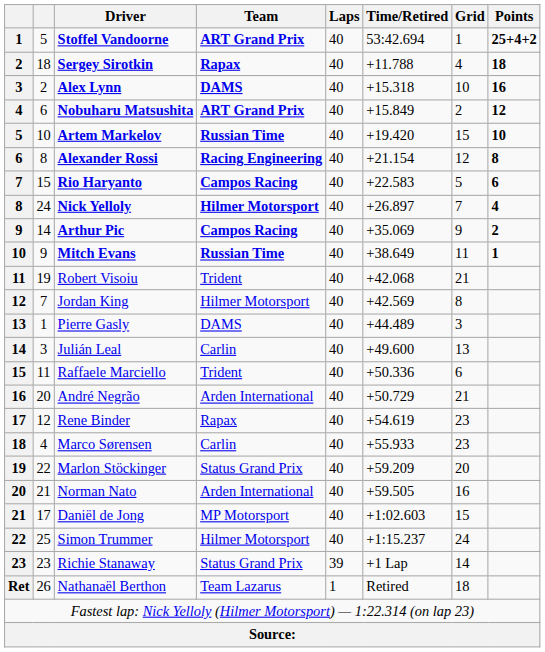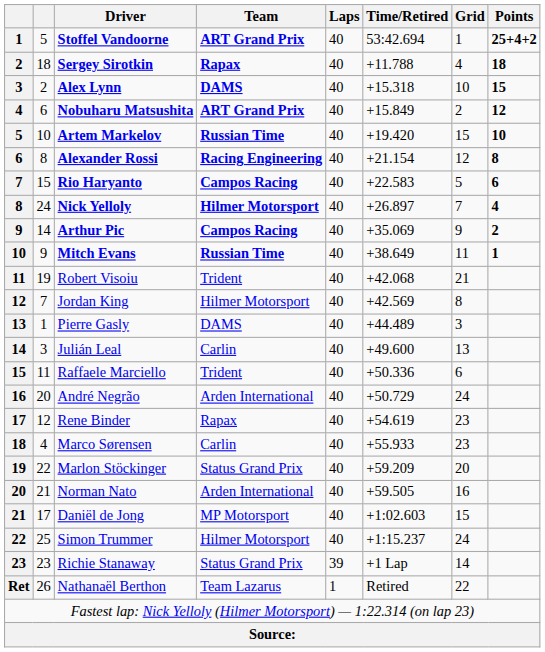(499, 87) 16 -> (499, 87) 15
(462, 396) 21 -> (462, 396) 24
(462, 586) 18 -> (462, 586) 22
